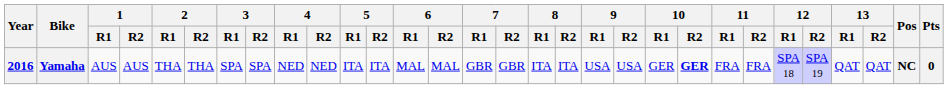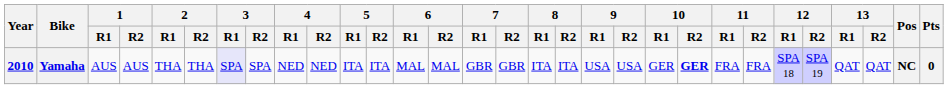(20, 65) 2016 -> (20, 65) 2010
(232, 65) no background -> (232, 65) lavender background
